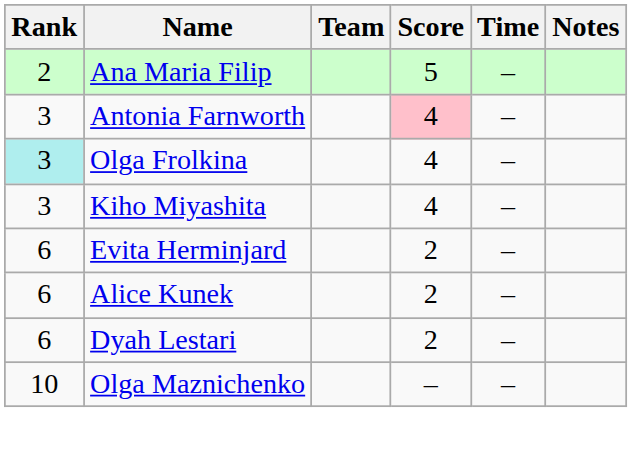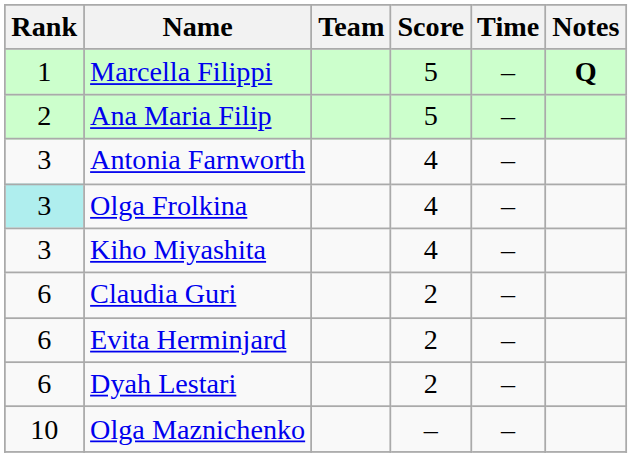+ row: (181, 71)
(431, 116) pink background -> (431, 160) no background
+ row: (163, 294)
- row: (162, 294)
